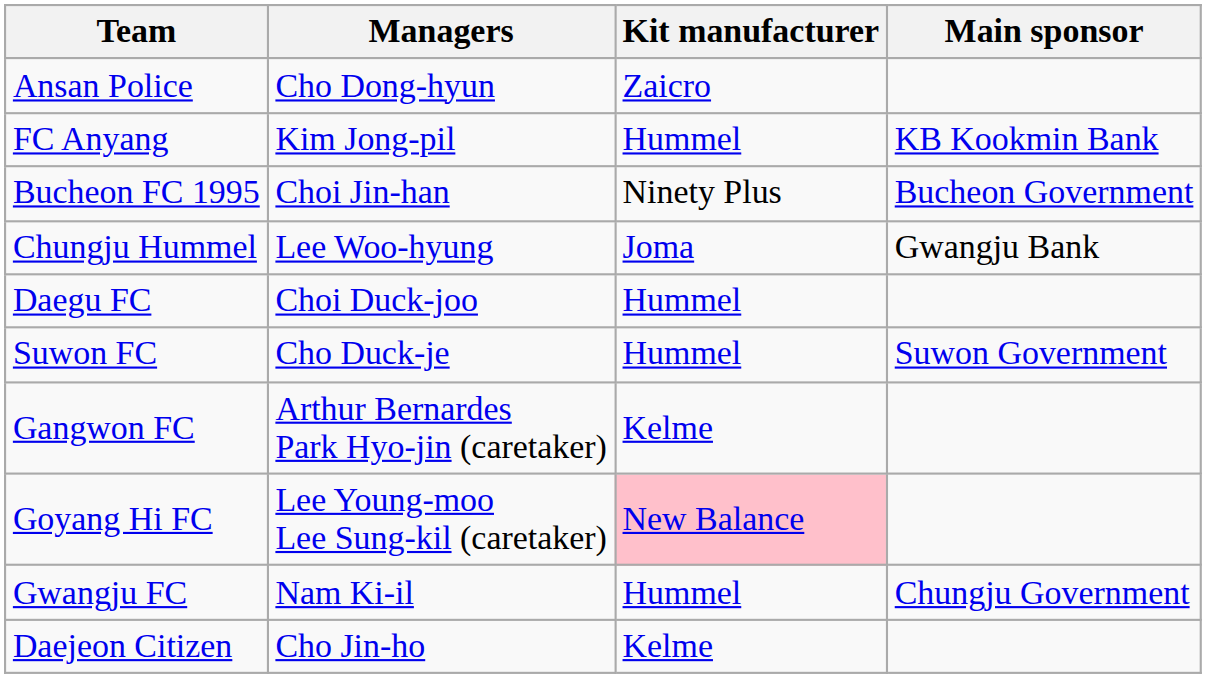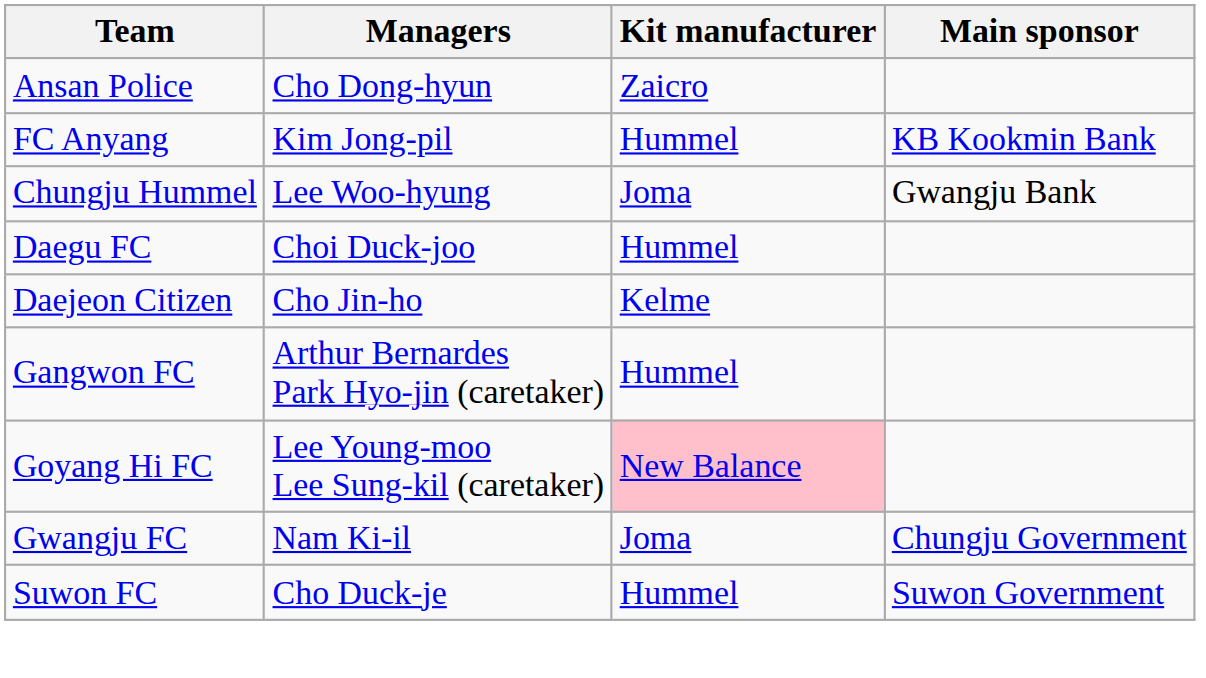- row: (136, 192)
rows swapped: (123, 645) <-> (85, 354)
(668, 427) Kelme -> (679, 373) Hummel
(682, 591) Hummel -> (656, 538) Joma
